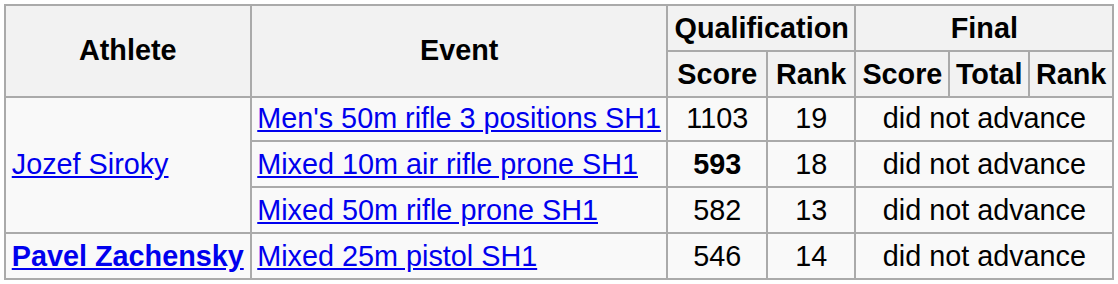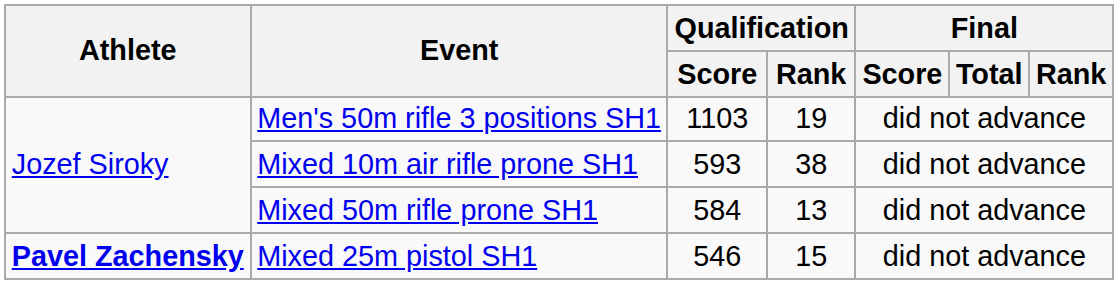(717, 165) bold -> (717, 165) normal
(811, 165) 18 -> (811, 165) 38
(717, 210) 582 -> (717, 210) 584
(811, 256) 14 -> (811, 256) 15
